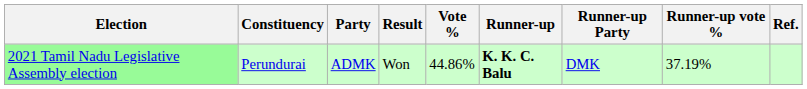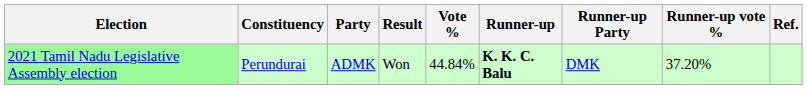(452, 64) 44.86% -> (452, 64) 44.84%
(689, 64) 37.19% -> (689, 64) 37.20%
